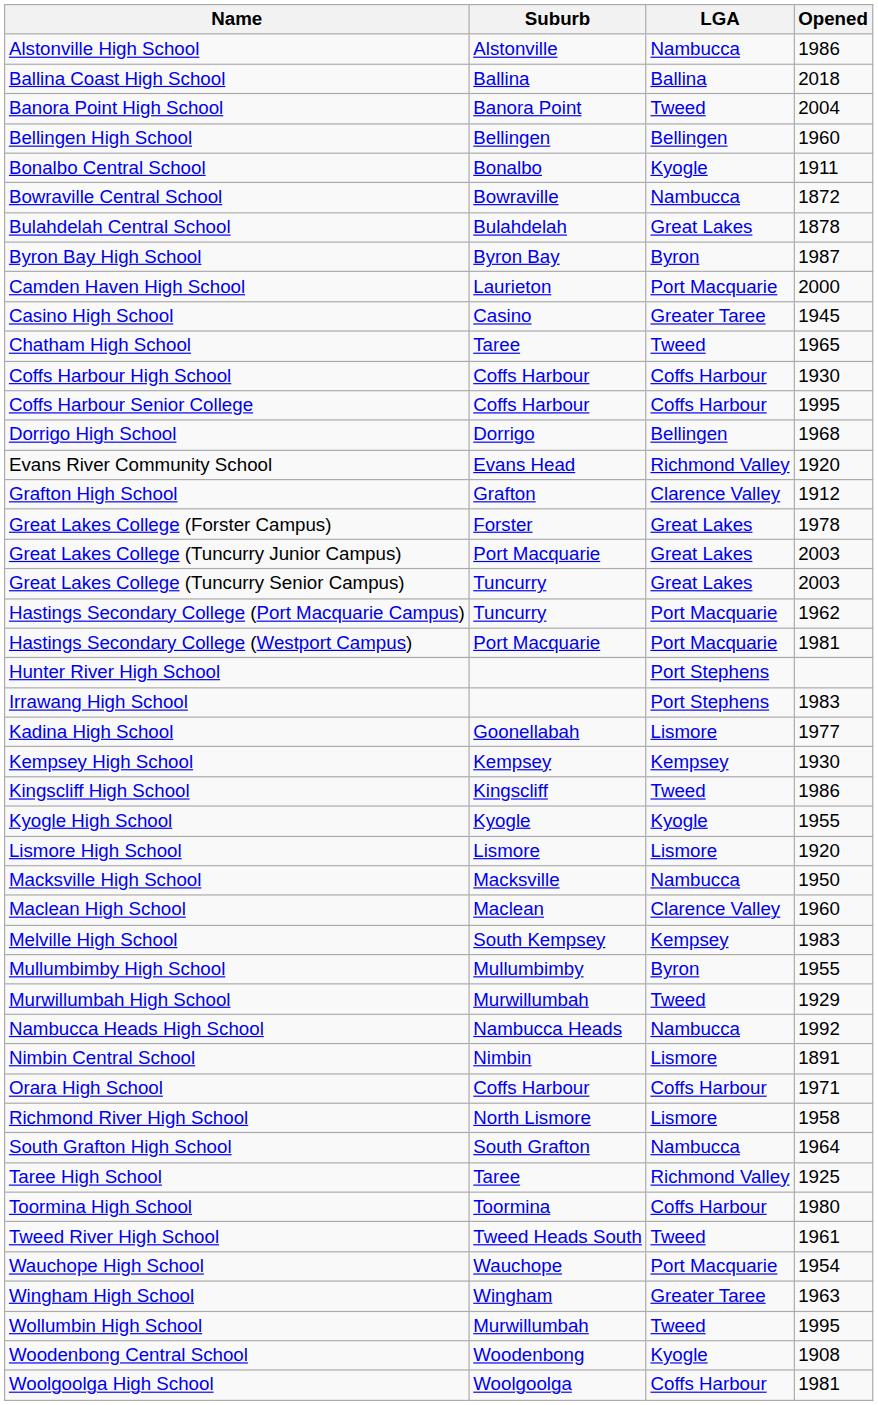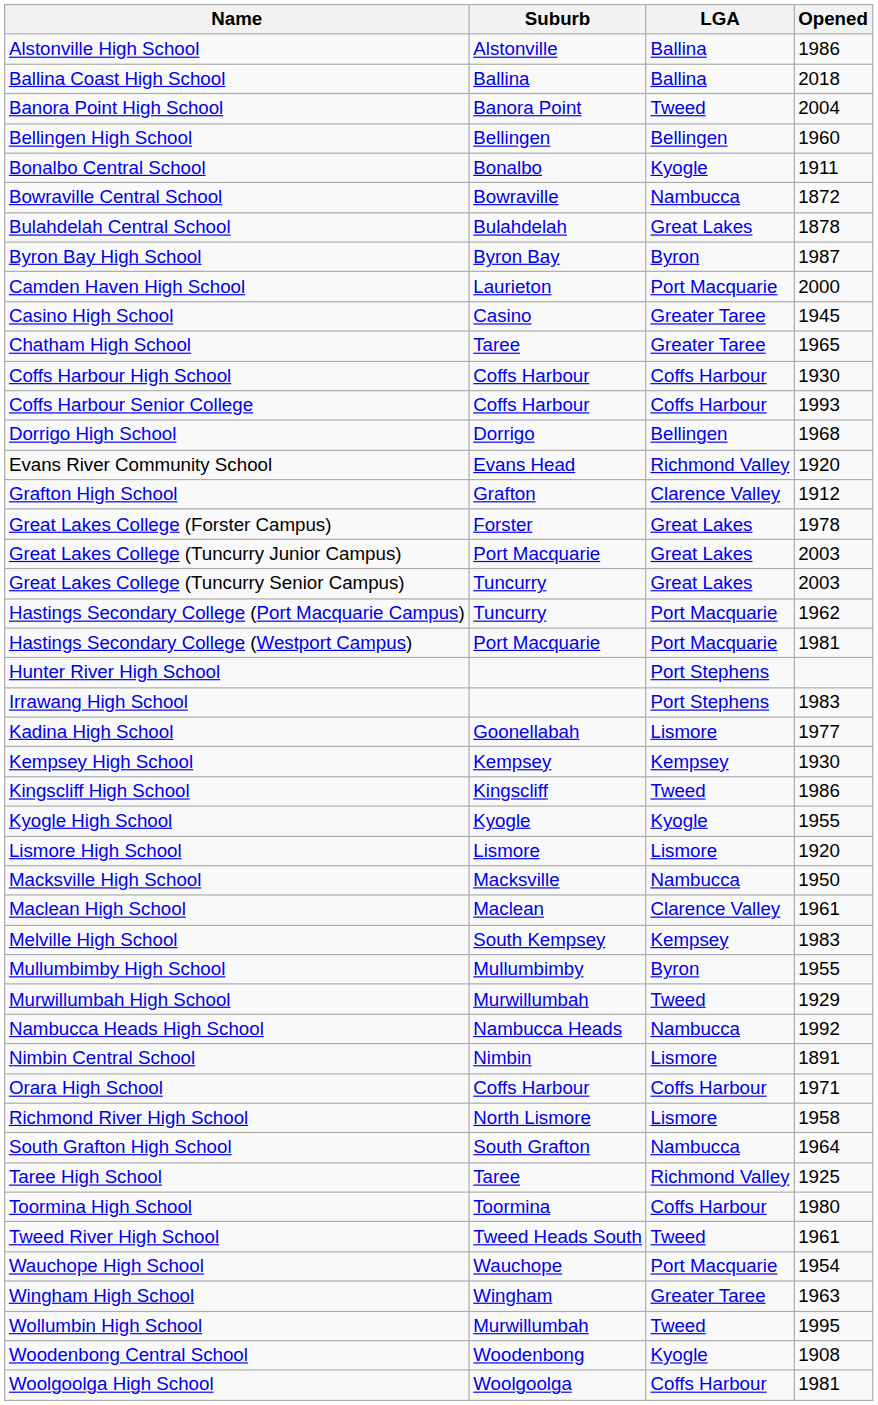(695, 49) Nambucca -> (679, 49) Ballina
(678, 345) Tweed -> (708, 345) Greater Taree
(819, 405) 1995 -> (819, 405) 1993
(819, 910) 1960 -> (819, 910) 1961
